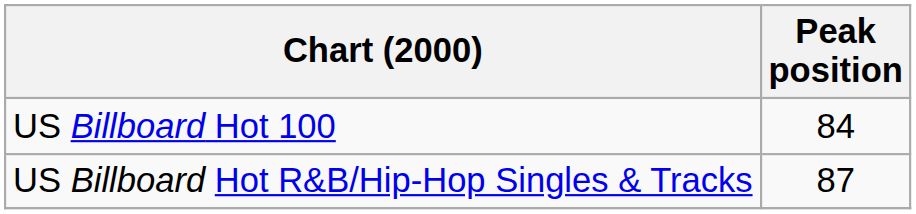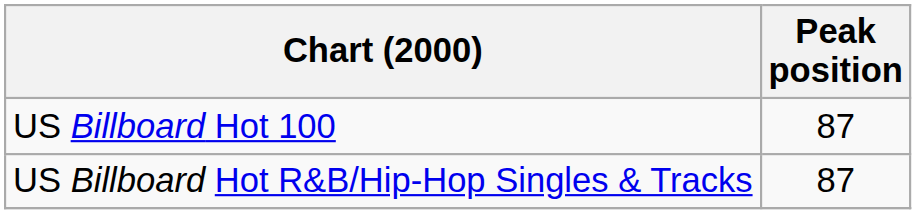(836, 125) 84 -> (836, 125) 87
